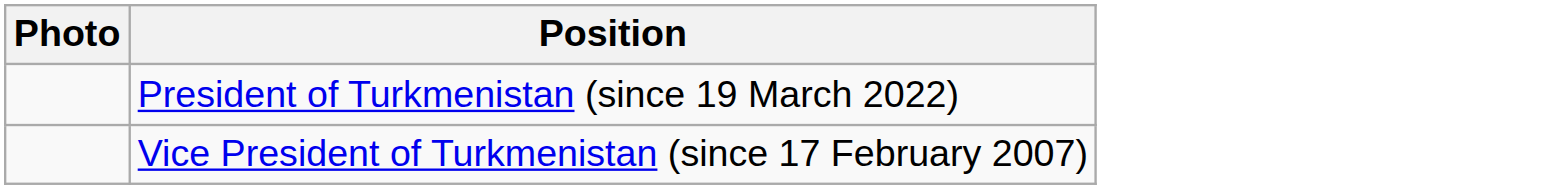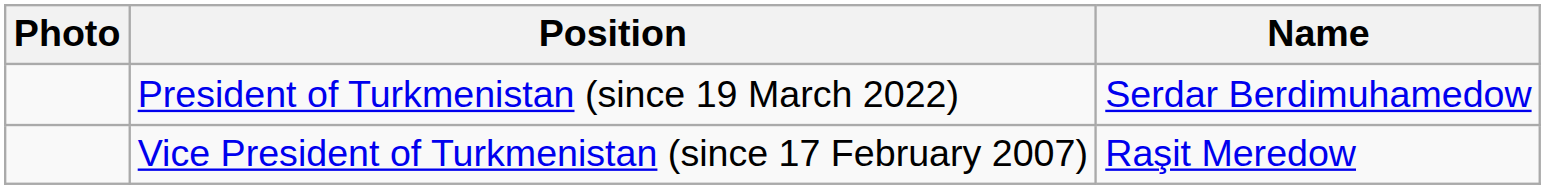+ column: (1318, 34)
